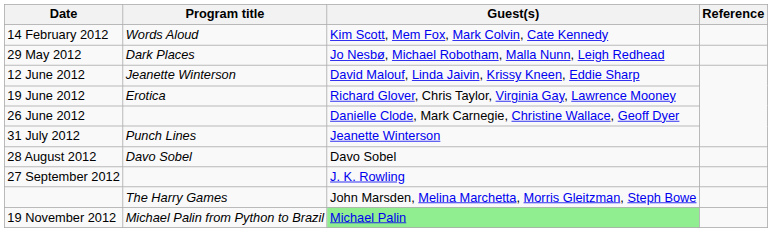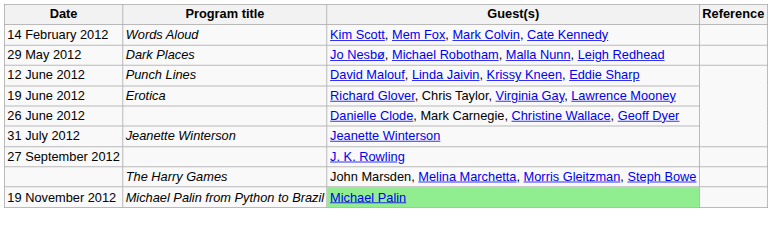(181, 75) Jeanette Winterson -> (161, 75) Punch Lines
(161, 136) Punch Lines -> (181, 136) Jeanette Winterson
- row: (52, 156)
